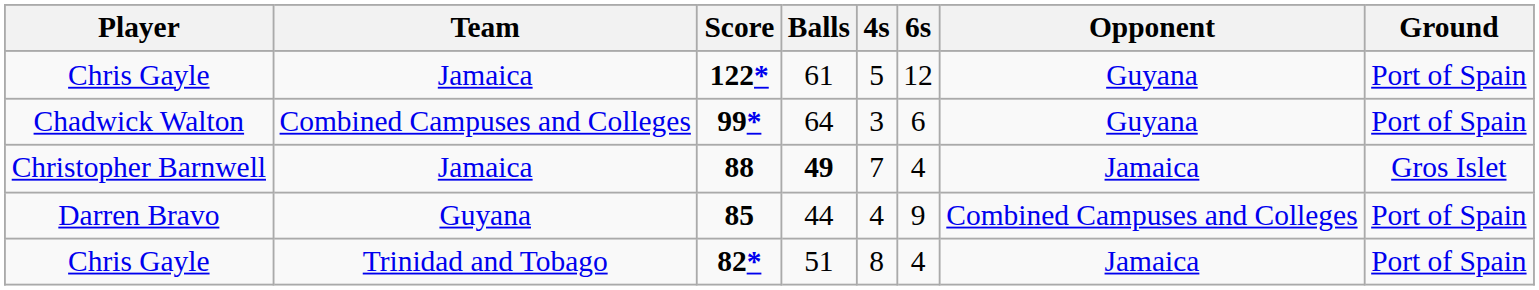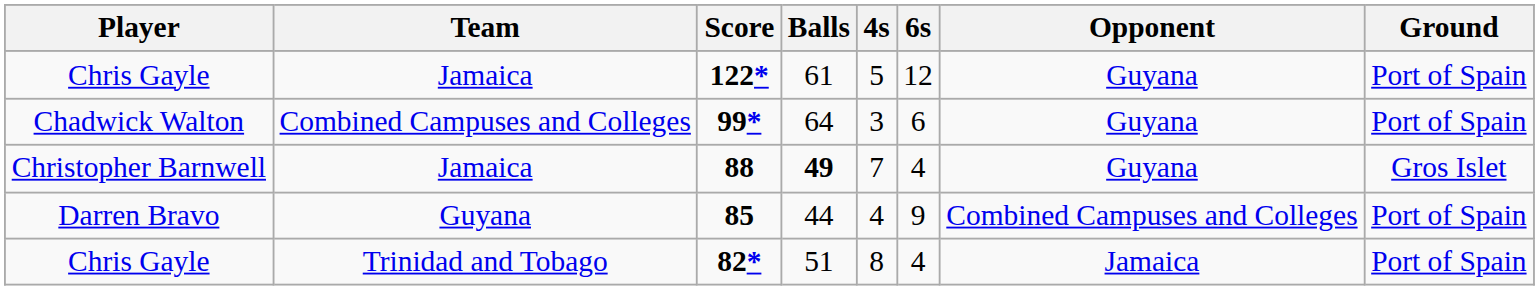(1152, 167) Jamaica -> (1152, 167) Guyana
